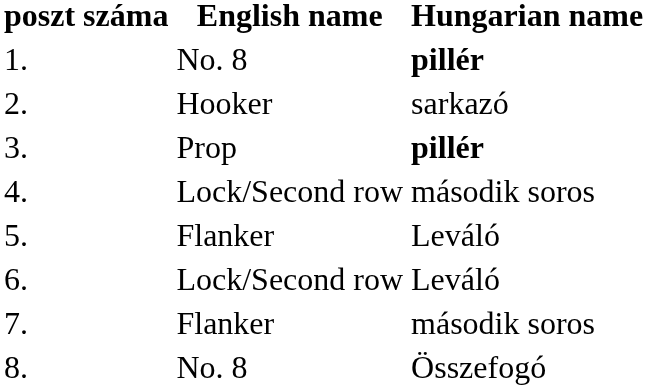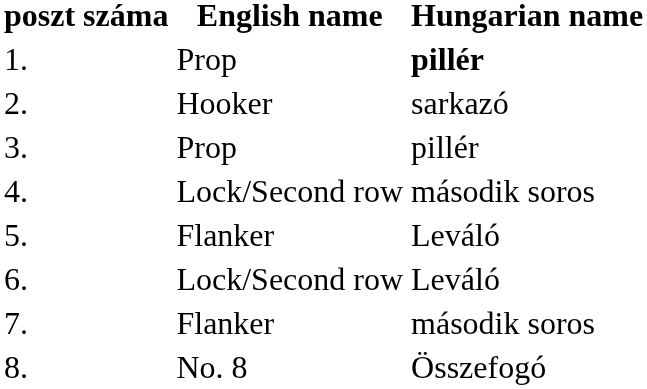(212, 59) No. 8 -> (207, 59) Prop
(448, 147) bold -> (445, 147) normal
